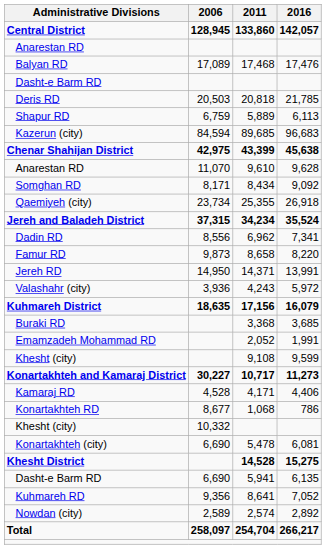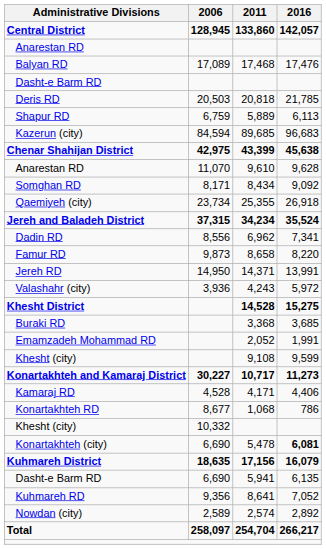rows swapped: (46, 461) <-> (54, 306)
(305, 444) normal -> (305, 444) bold
